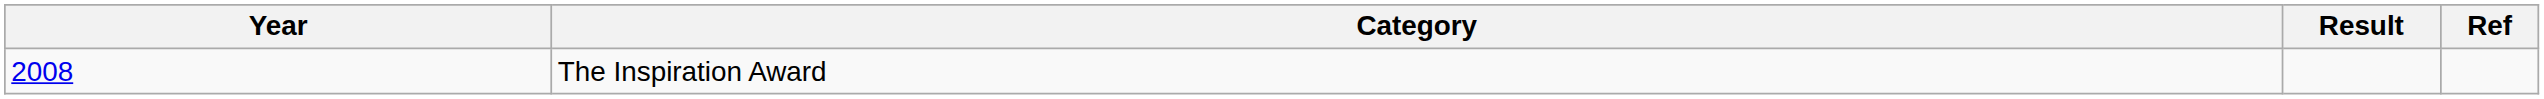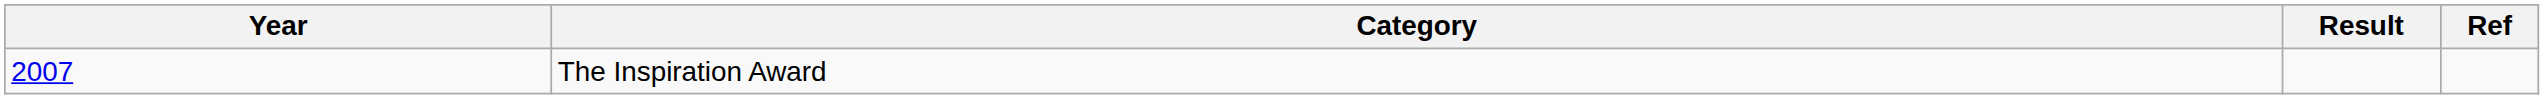(42, 70) 2008 -> (42, 70) 2007
